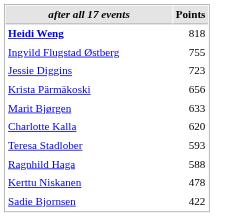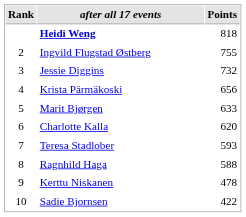+ column: (21, 14)
(197, 71) 723 -> (229, 71) 732
